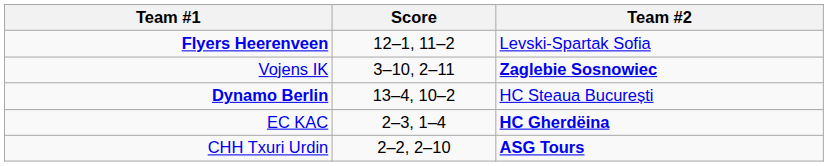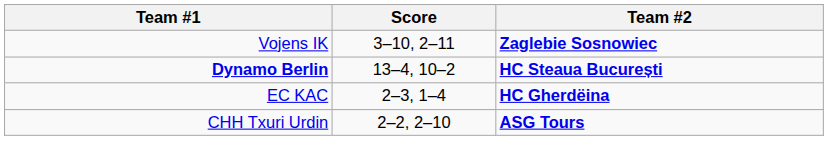- row: (255, 43)
(577, 95) normal -> (581, 69) bold
